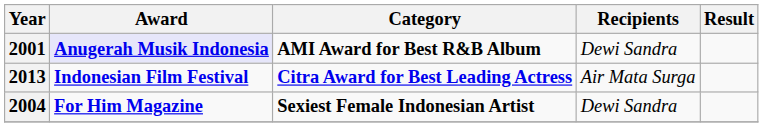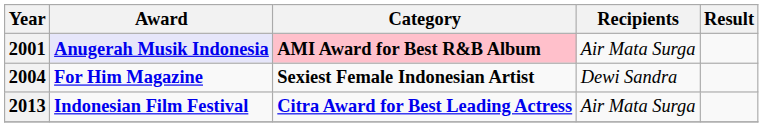(409, 48) no background -> (409, 48) pink background
(629, 48) Dewi Sandra -> (638, 48) Air Mata Surga
rows swapped: (27, 106) <-> (27, 77)
